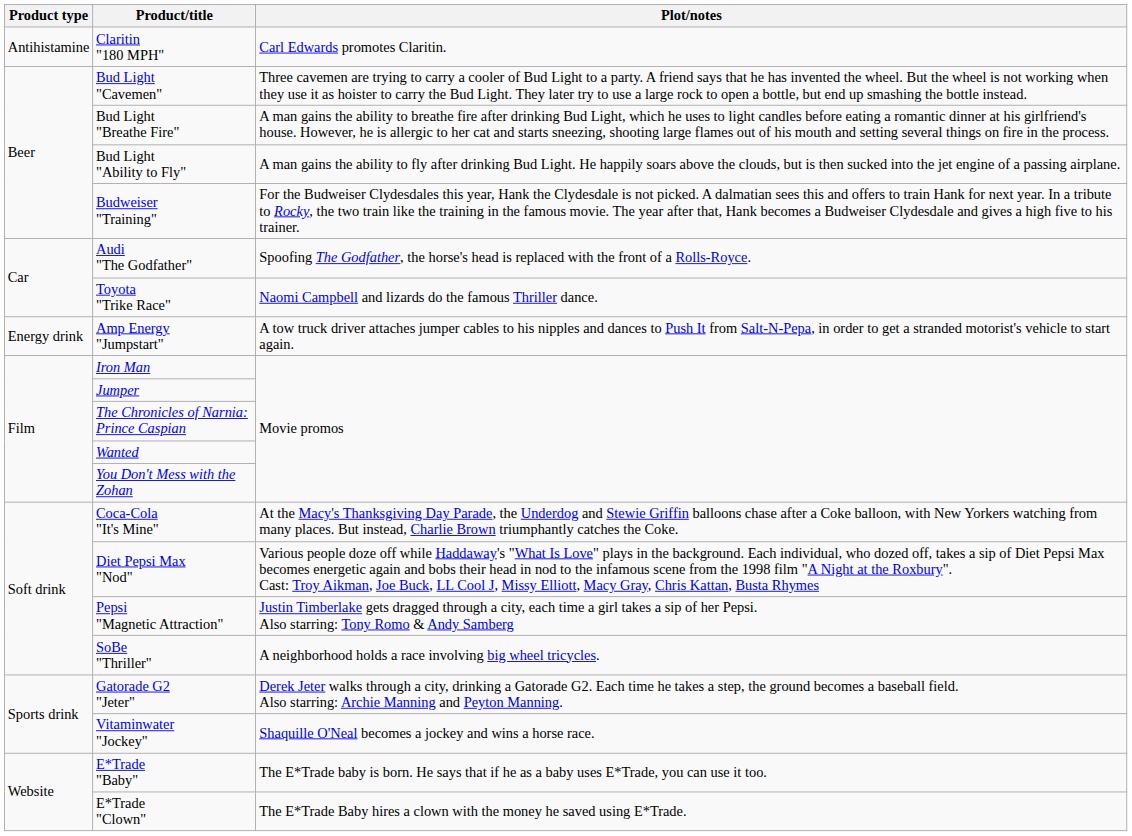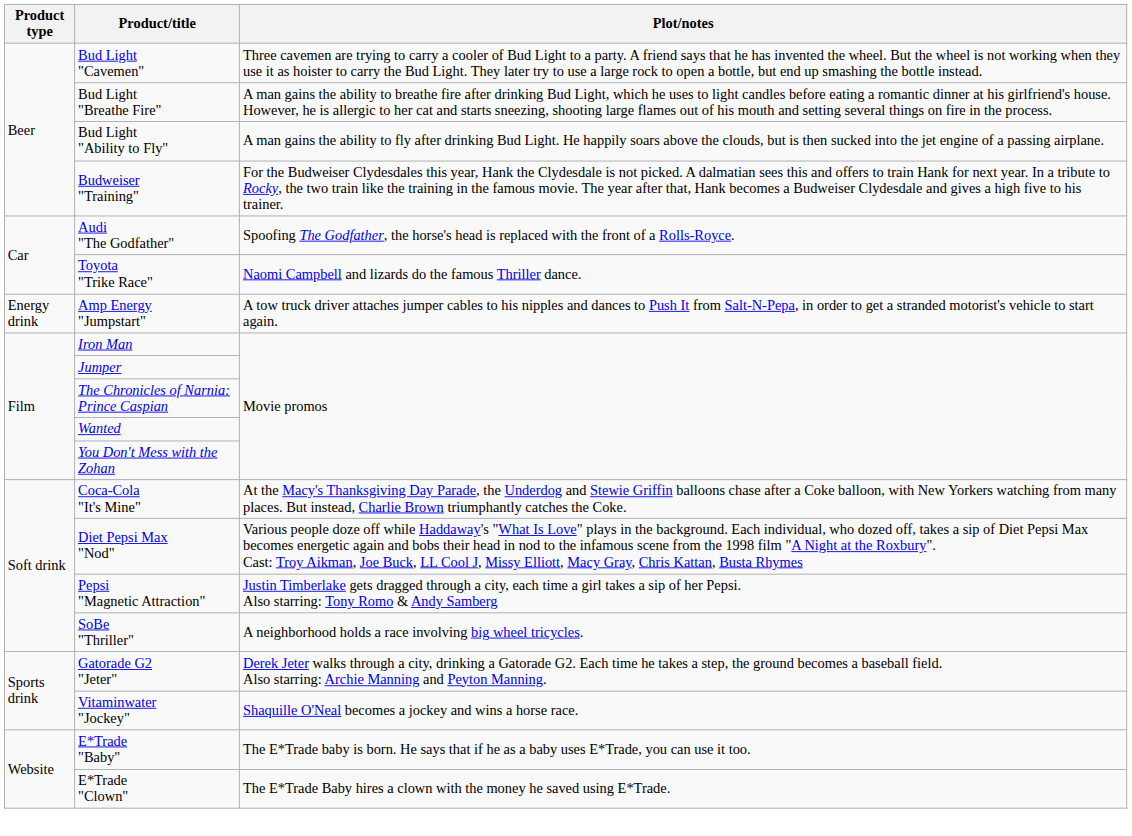- row: (130, 46)
